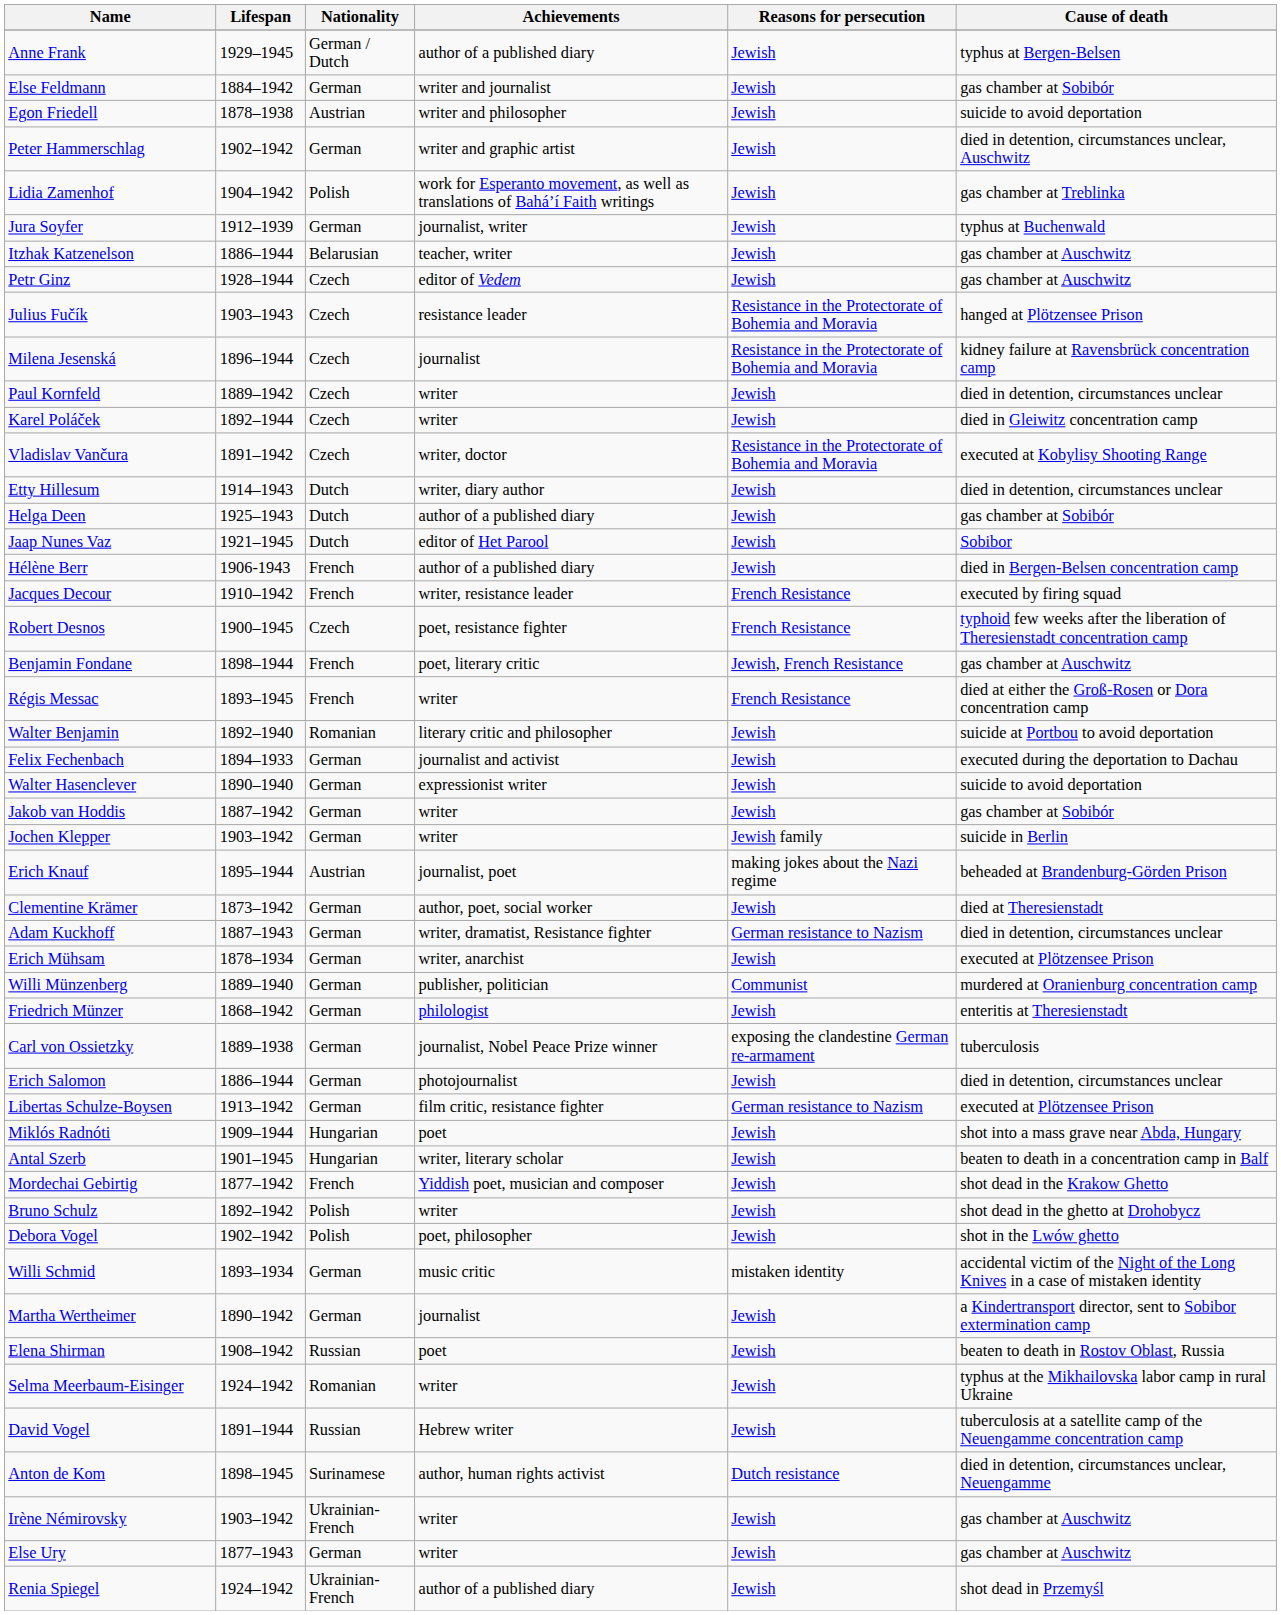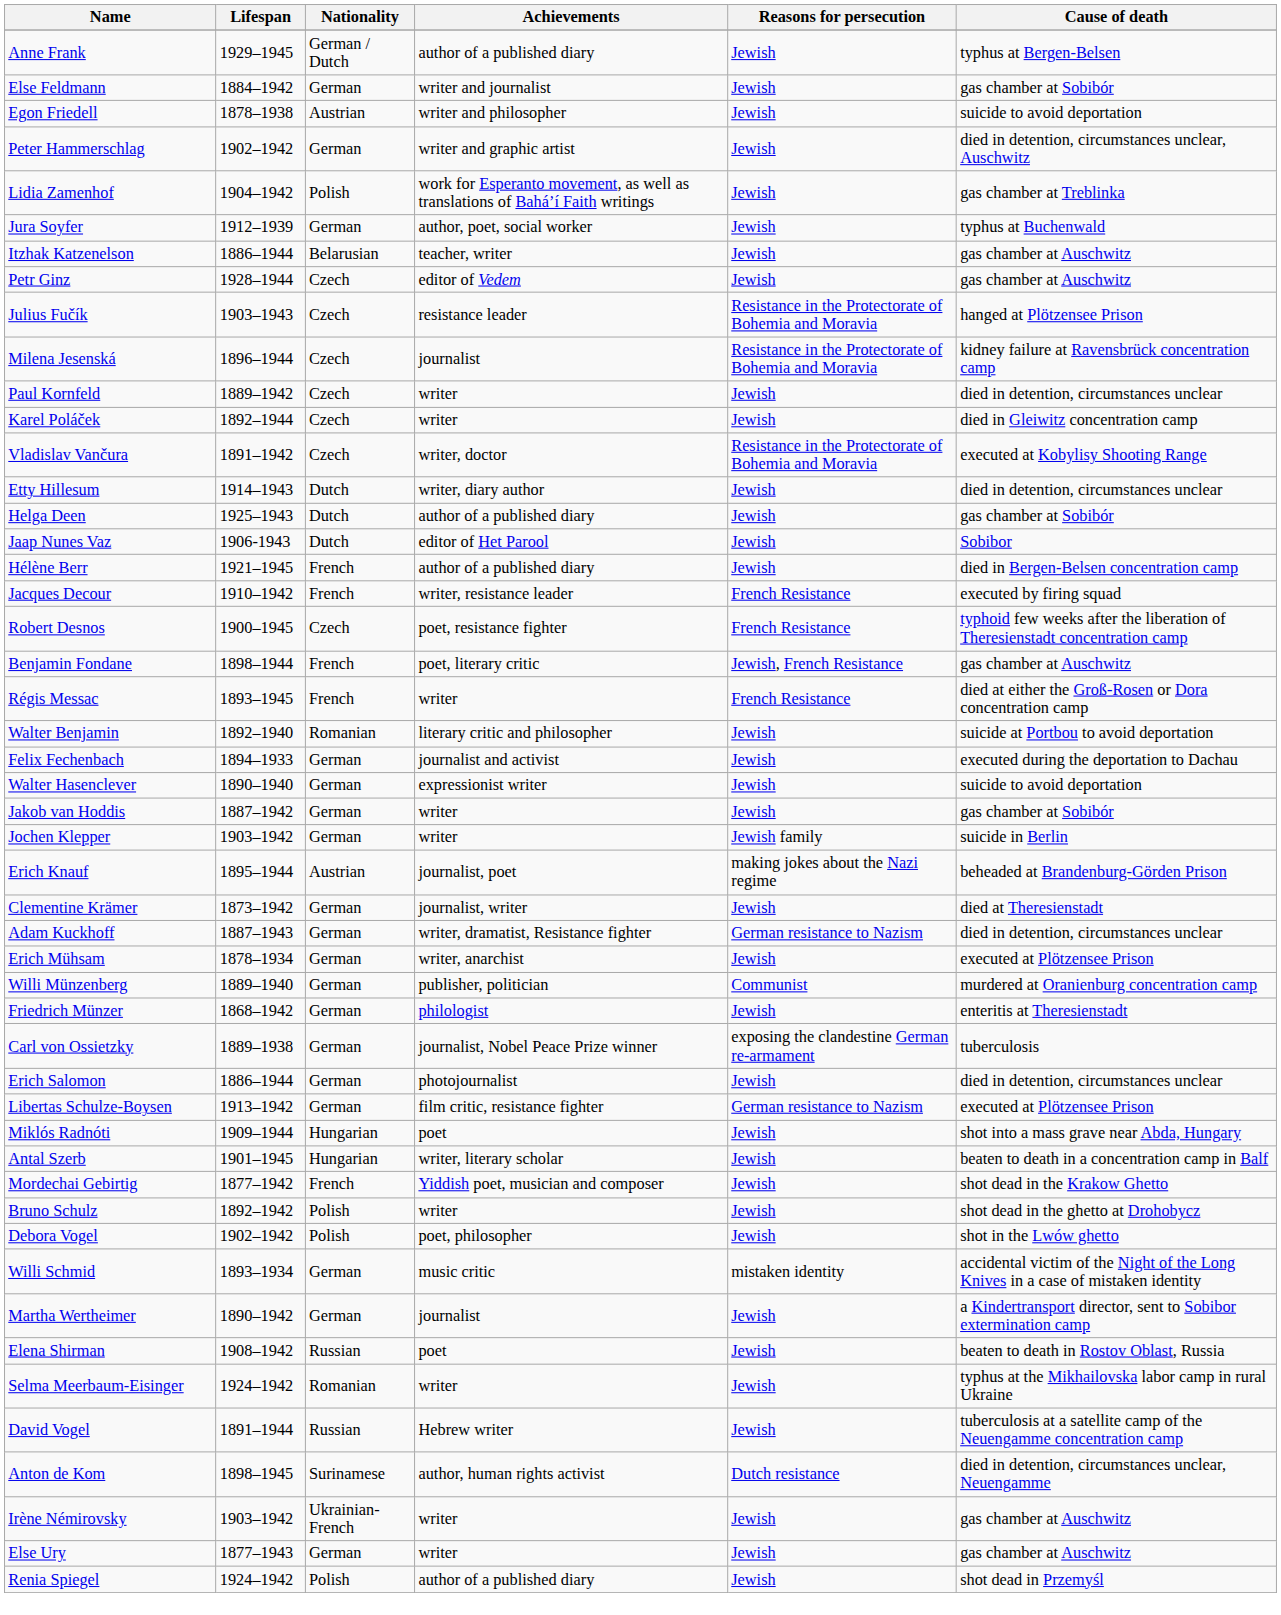(473, 227) journalist, writer -> (505, 227) author, poet, social worker
(257, 541) 1921–1945 -> (255, 541) 1906-1943
(255, 567) 1906-1943 -> (257, 567) 1921–1945
(505, 907) author, poet, social worker -> (473, 907) journalist, writer
(344, 1588) Ukrainian-French -> (329, 1579) Polish
